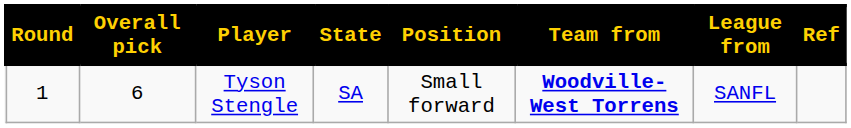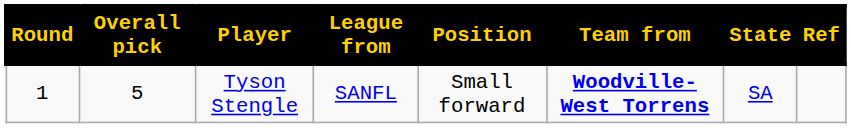columns swapped: (351, 35) <-> (745, 35)
(137, 94) 6 -> (137, 94) 5
